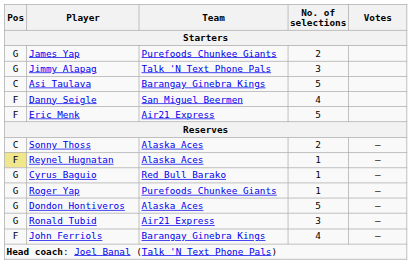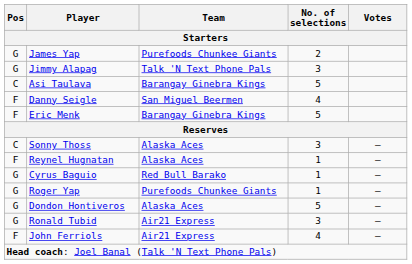(178, 114) Air21 Express -> (203, 114) Barangay Ginebra Kings
(318, 145) 2 -> (318, 145) 3
(16, 160) khaki background -> (16, 160) no background
(203, 236) Barangay Ginebra Kings -> (178, 236) Air21 Express
